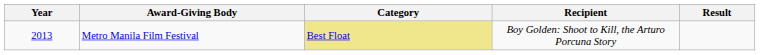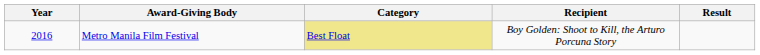(42, 35) 2013 -> (42, 35) 2016
